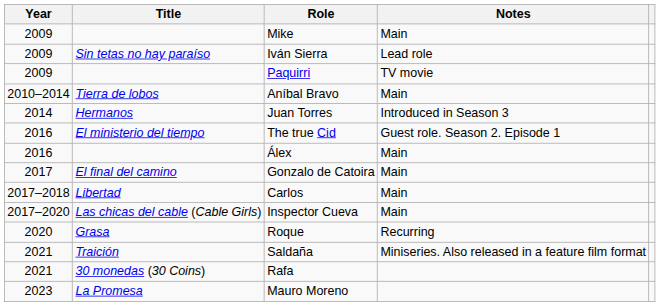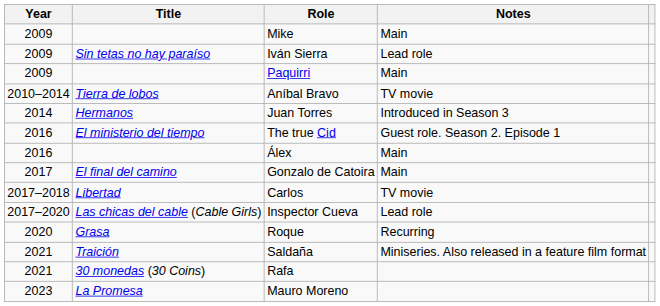(407, 73) TV movie -> (394, 73) Main
(394, 93) Main -> (407, 93) TV movie
(394, 192) Main -> (407, 192) TV movie
(394, 212) Main -> (406, 212) Lead role
